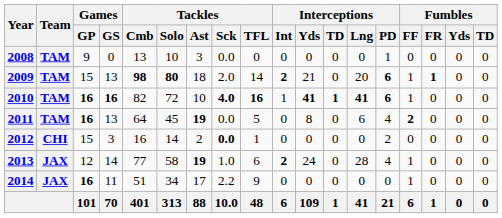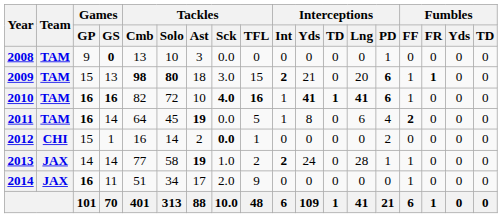(111, 56) normal -> (111, 56) bold
(226, 77) 2.0 -> (226, 77) 3.0
(257, 77) 14 -> (257, 77) 15
(111, 118) 13 -> (111, 118) 14
(284, 118) 0 -> (284, 118) 1
(111, 139) 3 -> (111, 139) 1
(86, 160) 12 -> (86, 160) 14
(257, 160) 6 -> (257, 160) 2
(388, 160) 4 -> (388, 160) 1
(226, 181) 2.2 -> (226, 181) 2.0
